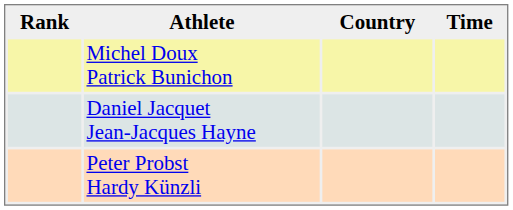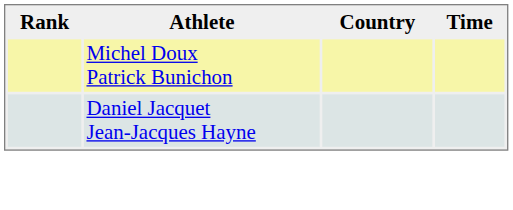- row: (144, 175)
